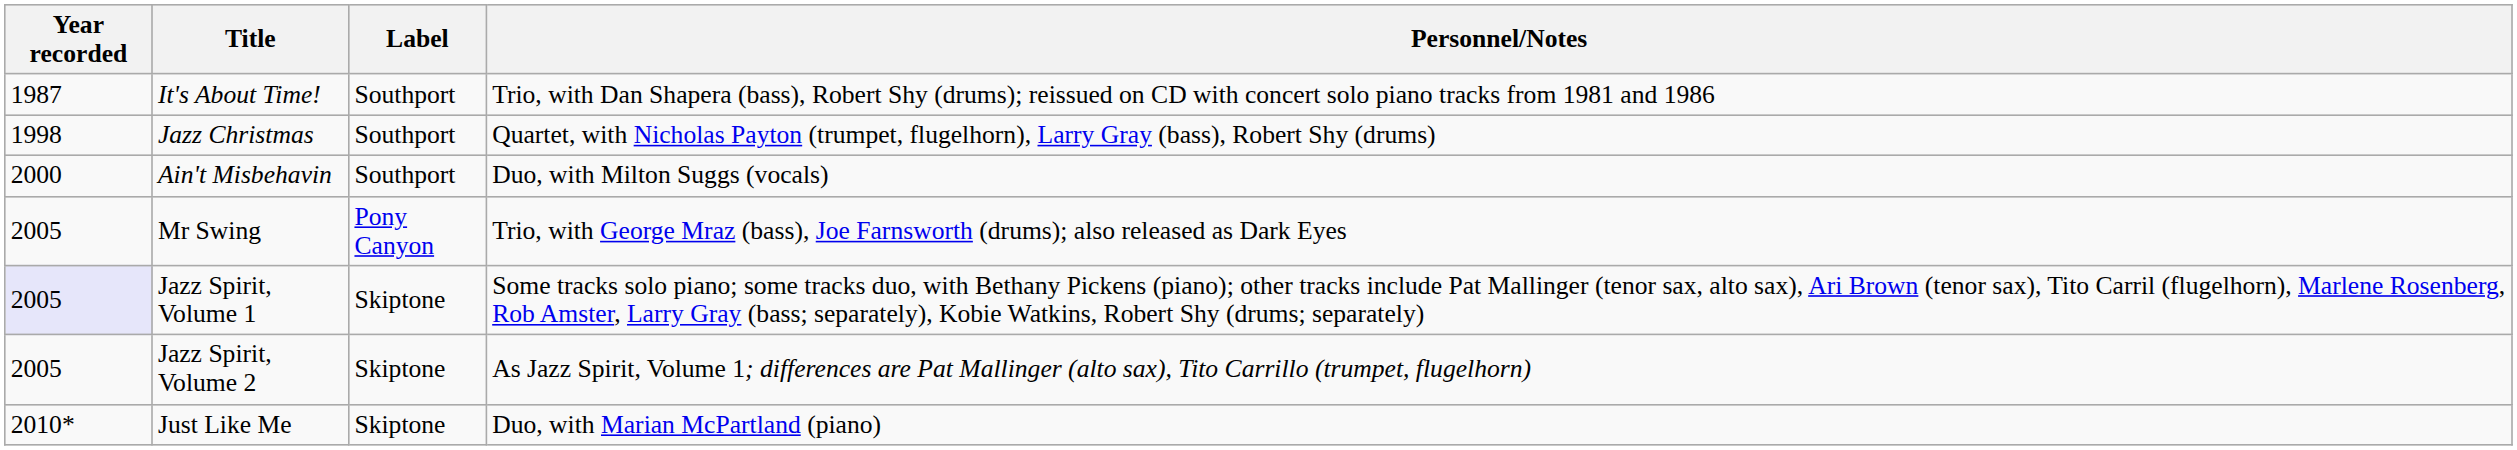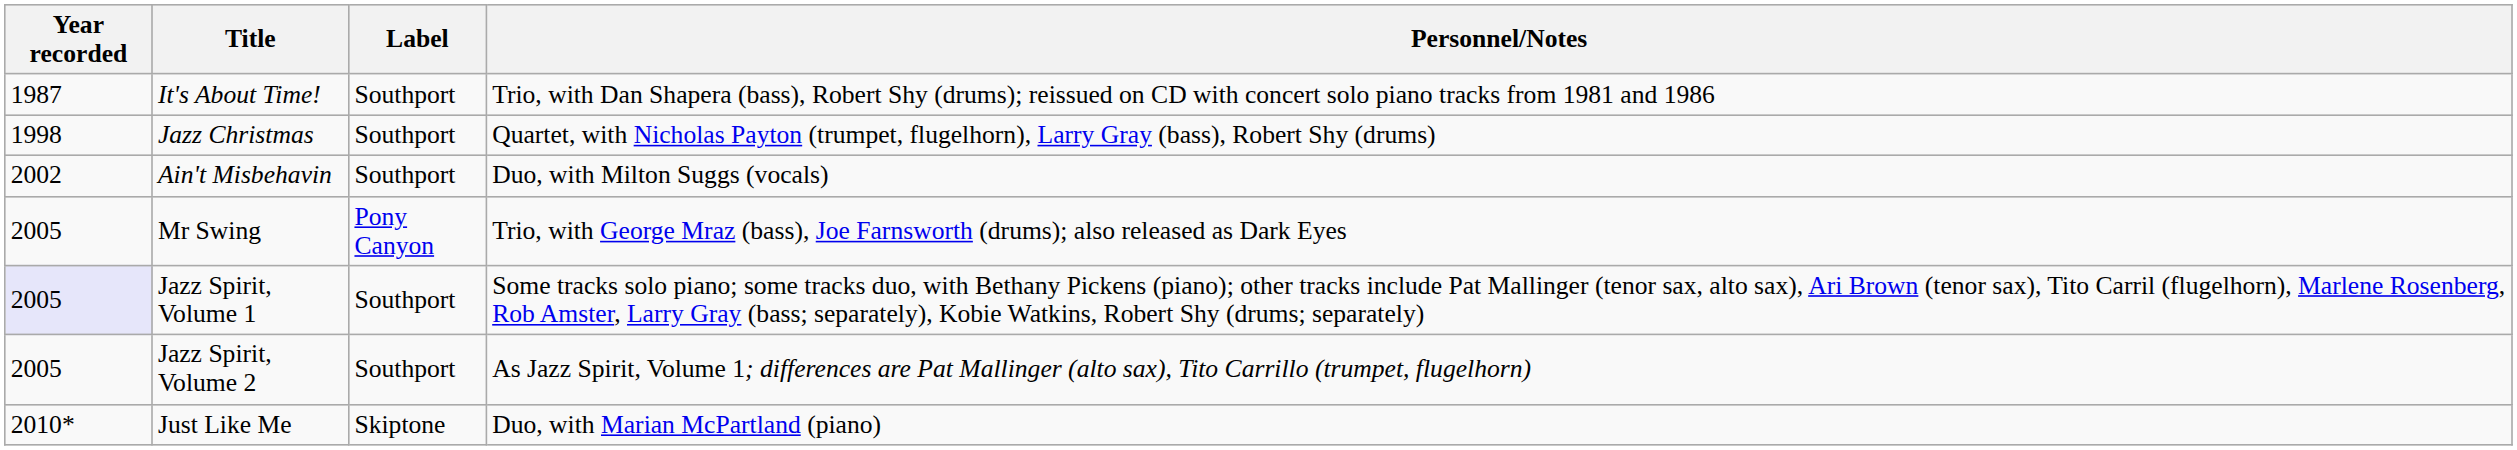(36, 175) 2000 -> (36, 175) 2002
(400, 299) Skiptone -> (405, 299) Southport
(400, 369) Skiptone -> (405, 369) Southport
